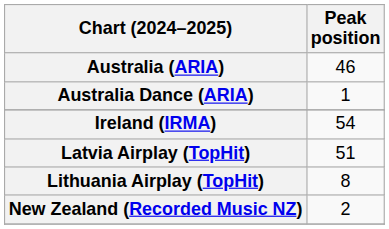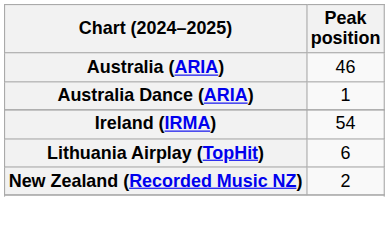- row: (156, 152)
(346, 180) 8 -> (346, 152) 6
